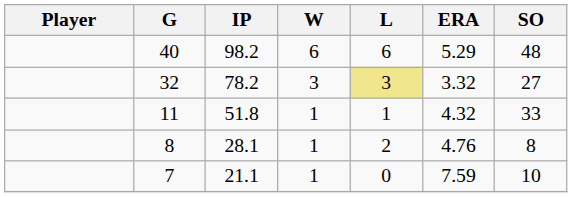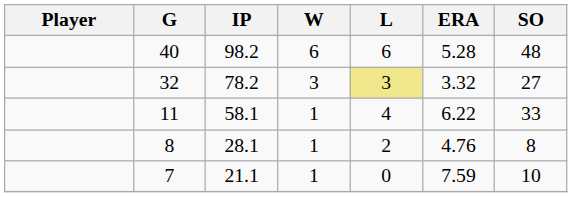(459, 51) 5.29 -> (459, 51) 5.28
(242, 113) 51.8 -> (242, 113) 58.1
(386, 113) 1 -> (386, 113) 4
(459, 113) 4.32 -> (459, 113) 6.22
